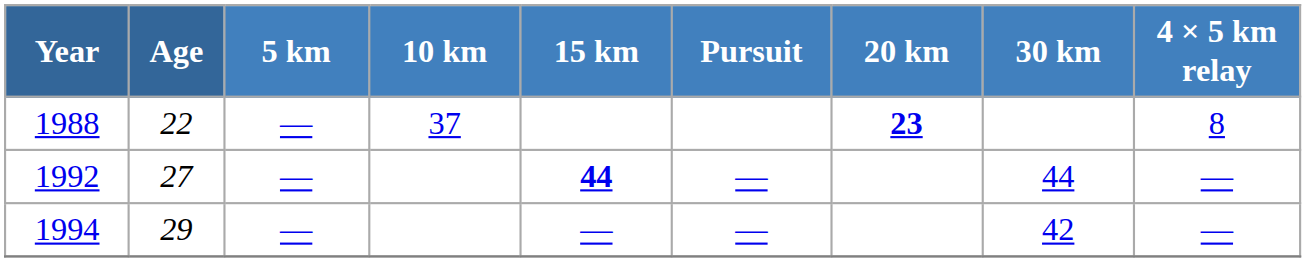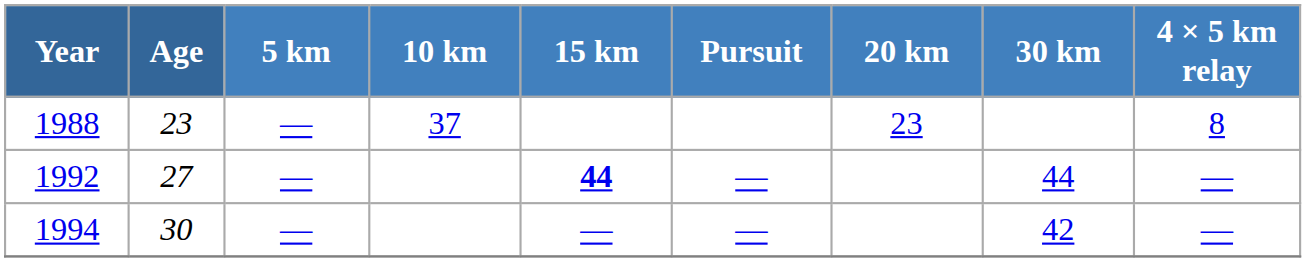(176, 123) 22 -> (176, 123) 23
(907, 123) bold -> (907, 123) normal
(176, 229) 29 -> (176, 229) 30
